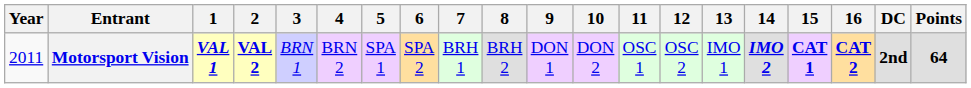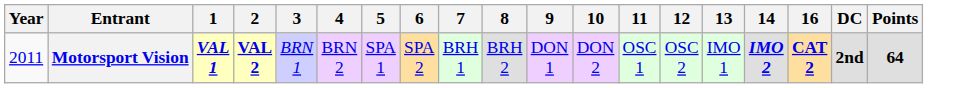- column: (810, 18)
